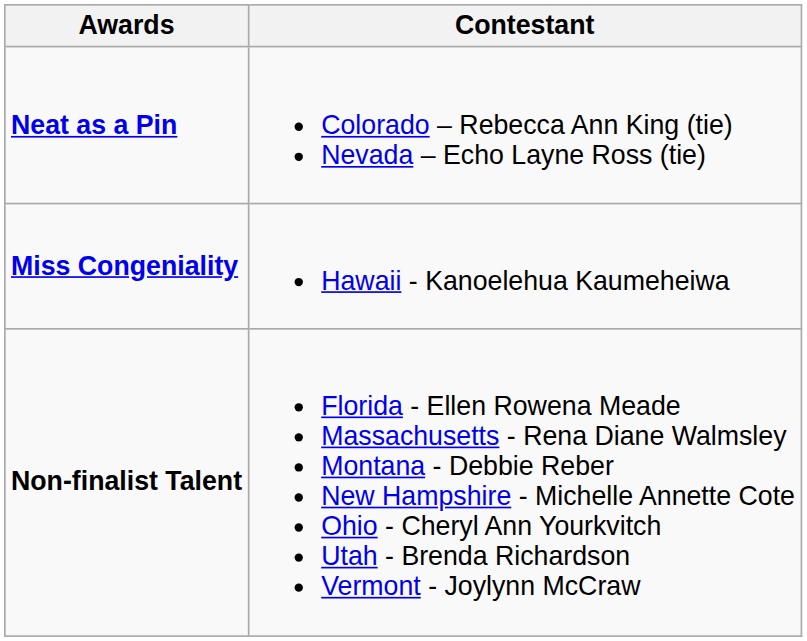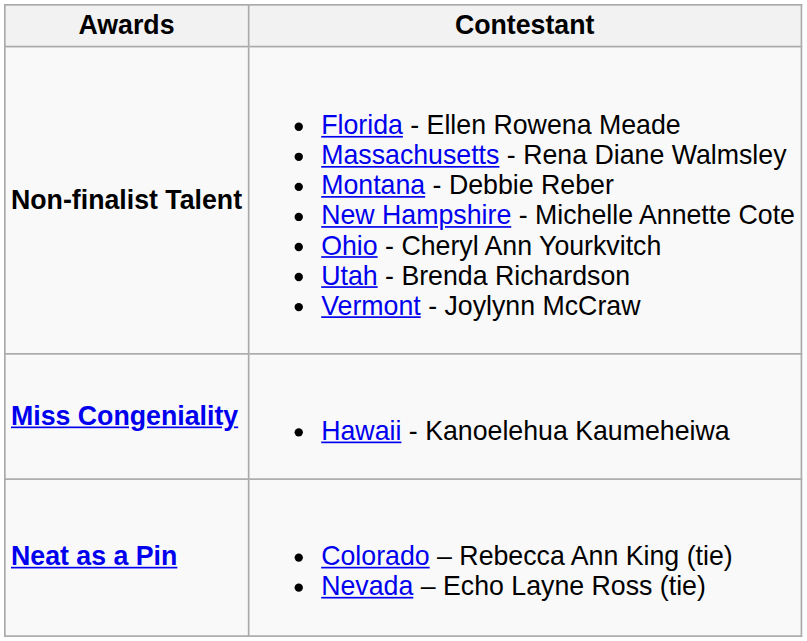rows swapped: (127, 481) <-> (94, 124)
